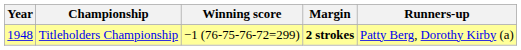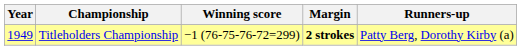(20, 34) 1948 -> (20, 34) 1949
